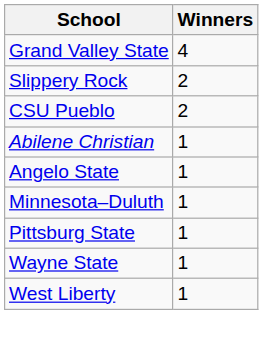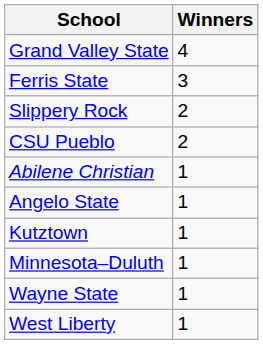+ row: (59, 80)
+ row: (49, 232)
- row: (72, 232)
